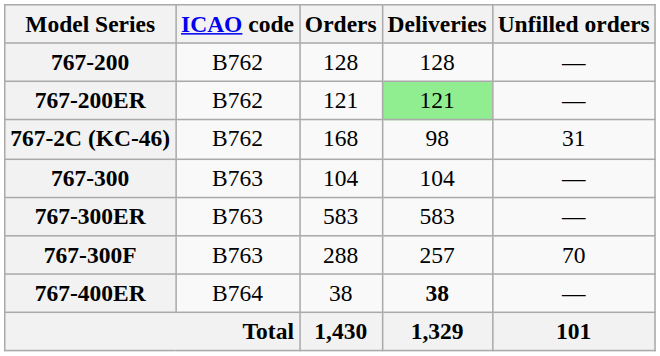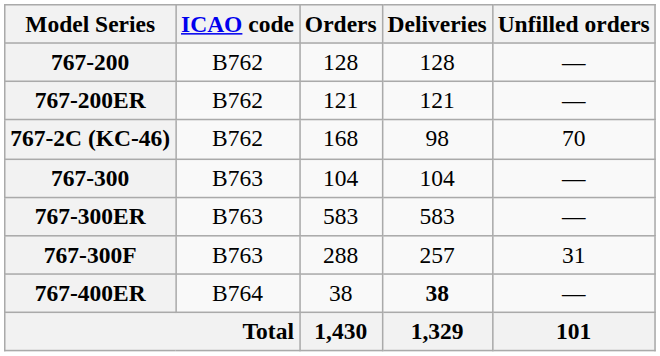(437, 100) lightgreen background -> (437, 100) no background
(574, 139) 31 -> (574, 139) 70
(574, 254) 70 -> (574, 254) 31
